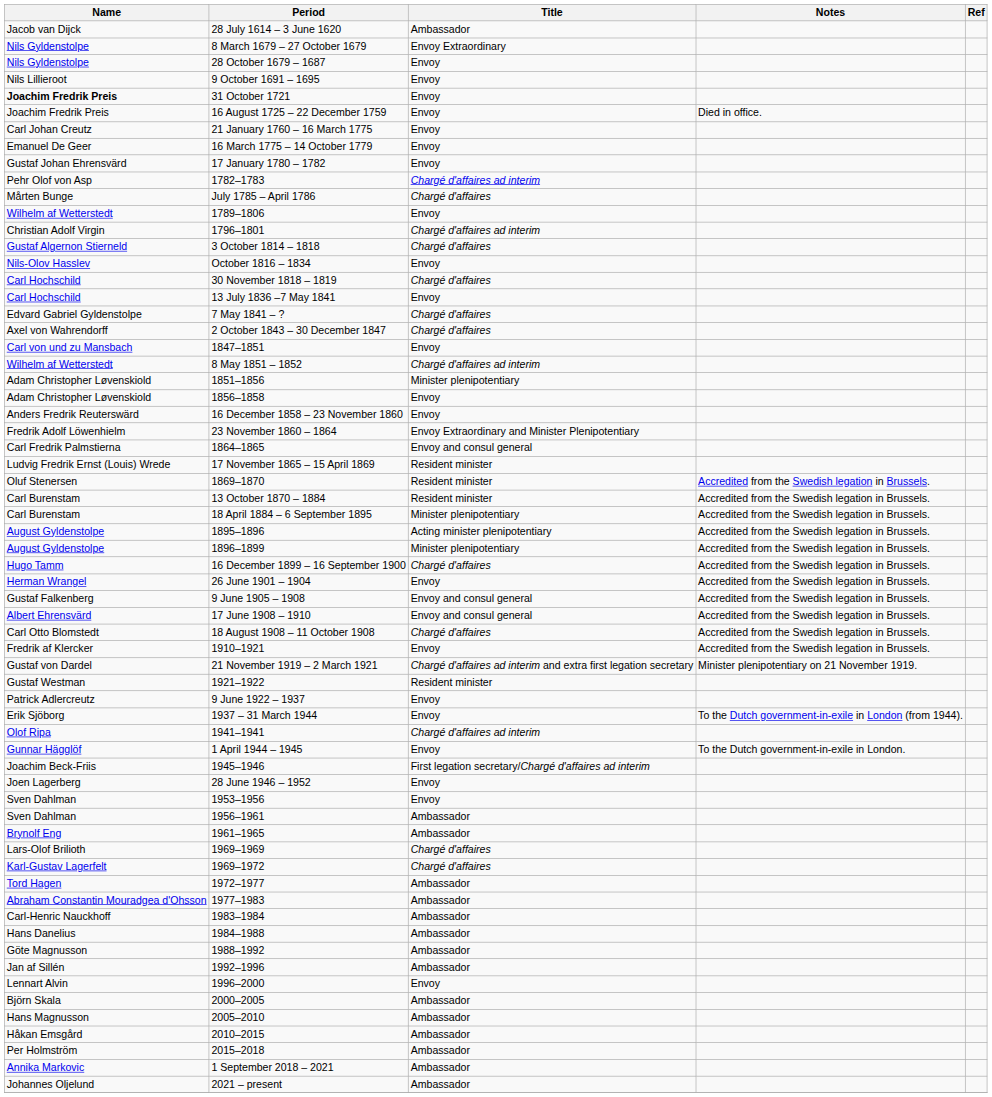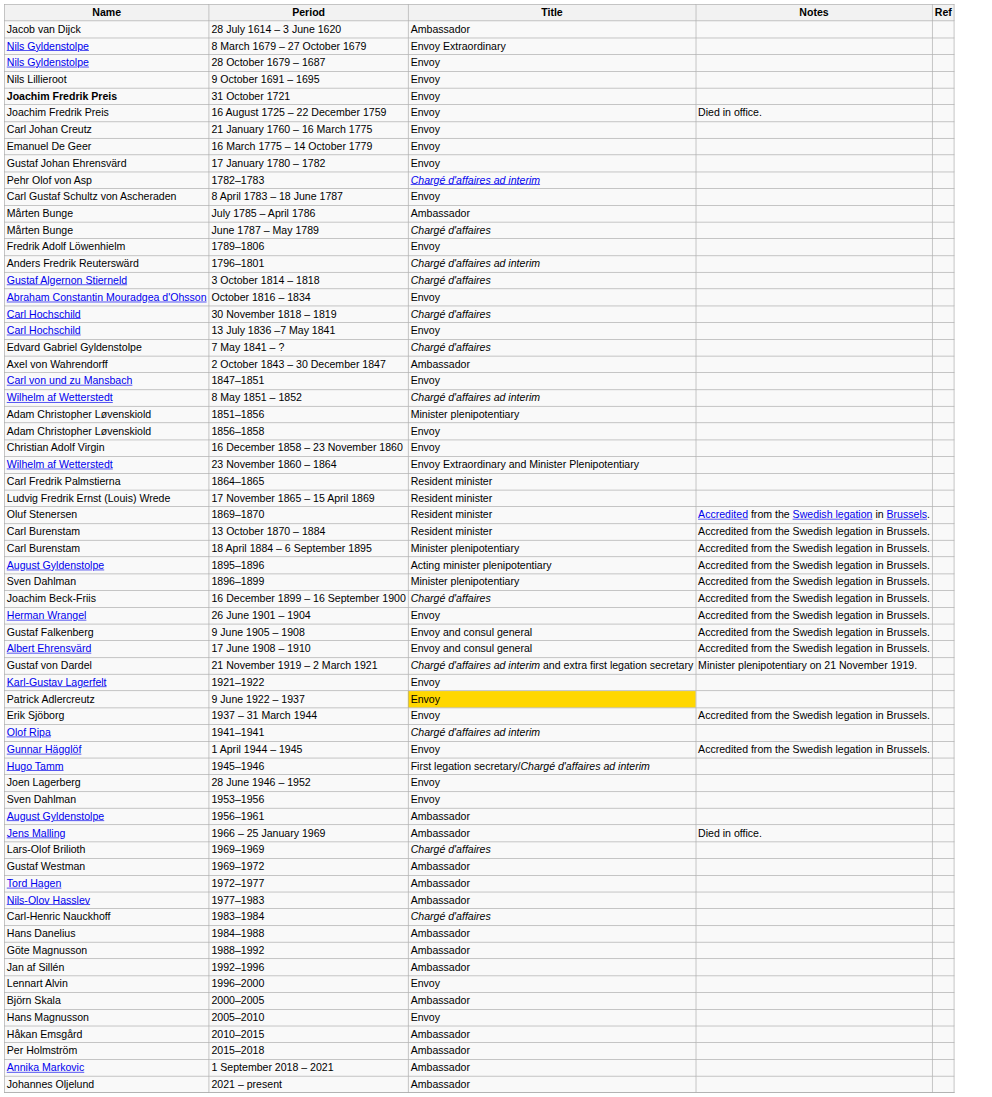+ row: (277, 197)
(451, 197) Chargé d'affaires -> (440, 213) Ambassador
+ row: (265, 230)
(60, 213) Wilhelm af Wetterstedt -> (66, 247) Fredrik Adolf Löwenhielm
(56, 230) Christian Adolf Virgin -> (73, 264) Anders Fredrik Reuterswärd
(48, 264) Nils-Olov Hasslev -> (107, 297) Abraham Constantin Mouradgea d'Ohsson
(451, 331) Chargé d'affaires -> (440, 364) Ambassador
(73, 414) Anders Fredrik Reuterswärd -> (56, 448) Christian Adolf Virgin
(66, 431) Fredrik Adolf Löwenhielm -> (60, 465) Wilhelm af Wetterstedt
(471, 448) Envoy and consul general -> (451, 481) Resident minister
(55, 548) August Gyldenstolpe -> (41, 582) Sven Dahlman
(35, 565) Hugo Tamm -> (51, 599) Joachim Beck-Friis
- row: (293, 632)
- row: (238, 649)
(46, 682) Gustaf Westman -> (57, 682) Karl-Gustav Lagerfelt
(451, 682) Resident minister -> (425, 682) Envoy
(425, 699) no background -> (425, 699) gold background
(830, 716) To the Dutch government-in-exile in London (from 1944). -> (814, 716) Accredited from the Swedish legation in Brussels.
(802, 749) To the Dutch government-in-exile in London. -> (814, 749) Accredited from the Swedish legation in Brussels.
(51, 766) Joachim Beck-Friis -> (35, 766) Hugo Tamm
(41, 816) Sven Dahlman -> (55, 816) August Gyldenstolpe
- row: (238, 833)
+ row: (268, 833)
(57, 866) Karl-Gustav Lagerfelt -> (46, 866) Gustaf Westman
(451, 866) Chargé d'affaires -> (440, 866) Ambassador
(107, 900) Abraham Constantin Mouradgea d'Ohsson -> (48, 900) Nils-Olov Hasslev
(440, 917) Ambassador -> (451, 917) Chargé d'affaires
(440, 1017) Ambassador -> (425, 1017) Envoy
